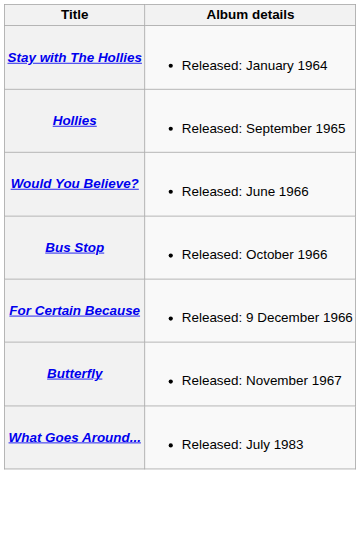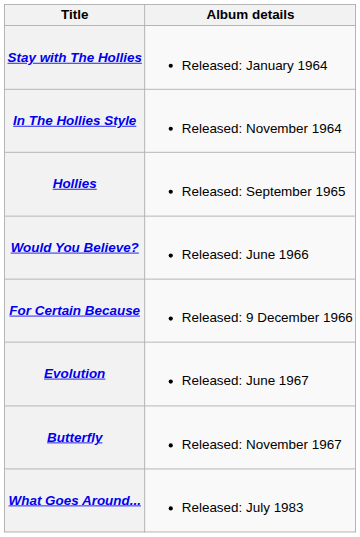+ row: (75, 120)
- row: (75, 247)
+ row: (75, 374)
